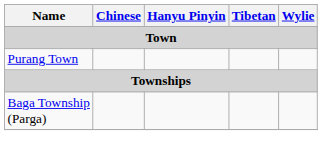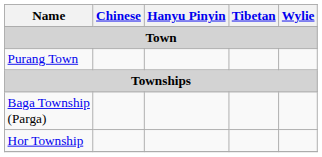+ row: (45, 140)
